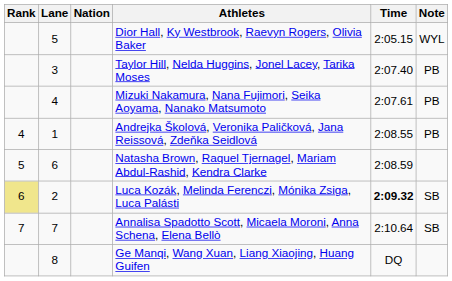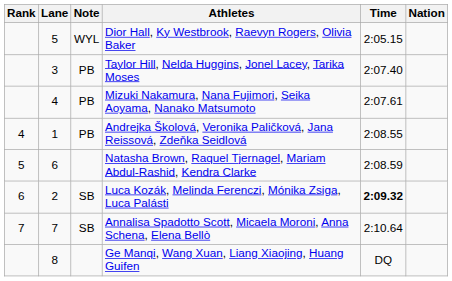columns swapped: (92, 13) <-> (432, 13)
(21, 197) khaki background -> (21, 197) no background
